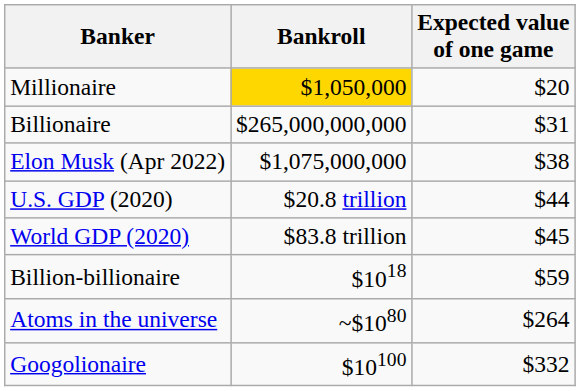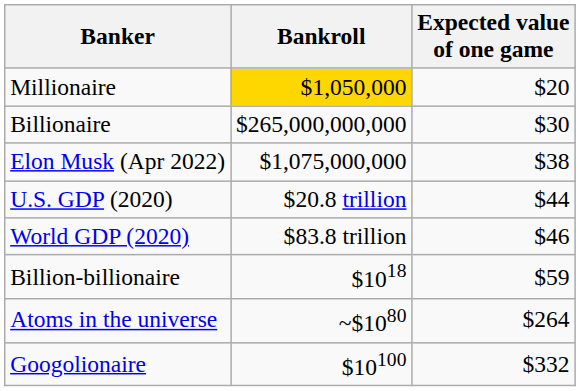(552, 124) $31 -> (552, 124) $30
(552, 236) $45 -> (552, 236) $46
